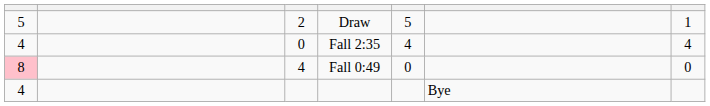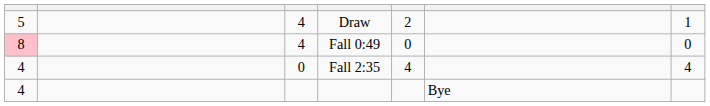(301, 22) 2 -> (301, 22) 4
(408, 22) 5 -> (408, 22) 2
rows swapped: (354, 44) <-> (354, 67)
